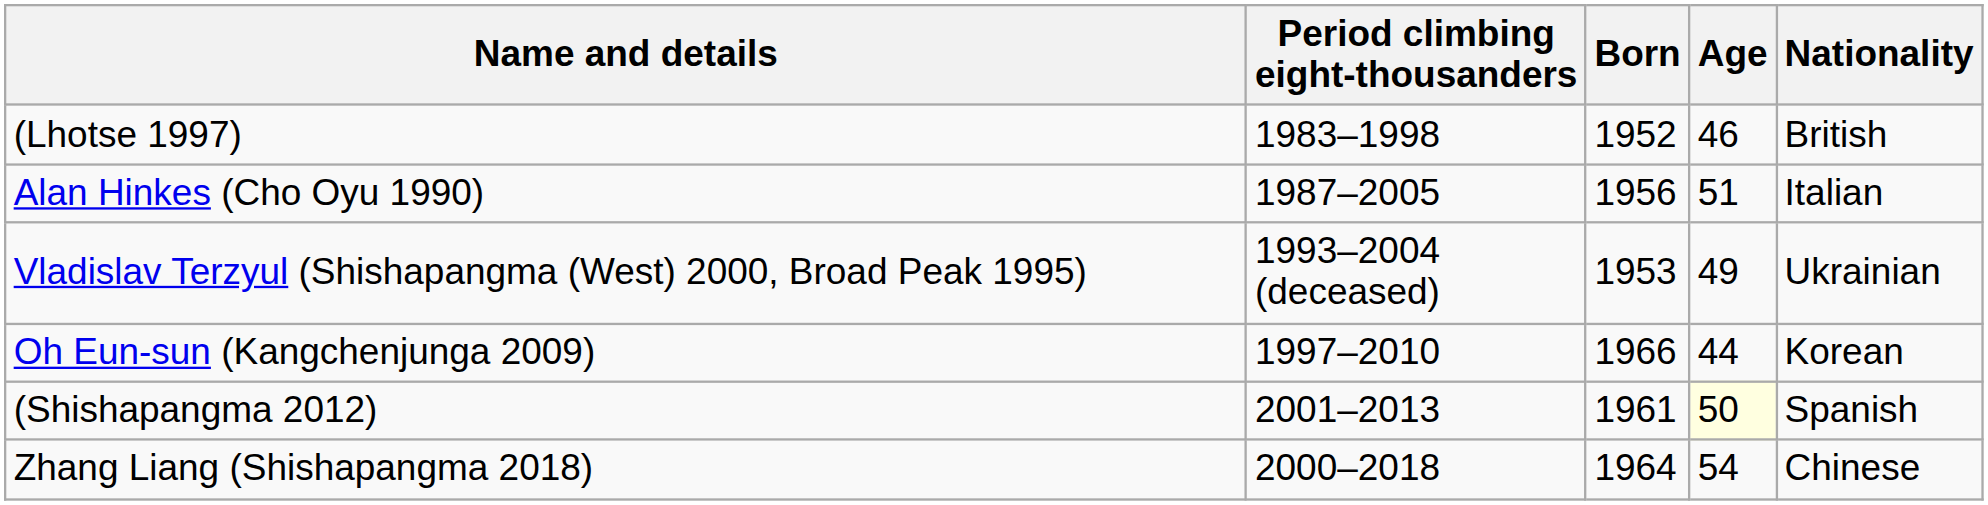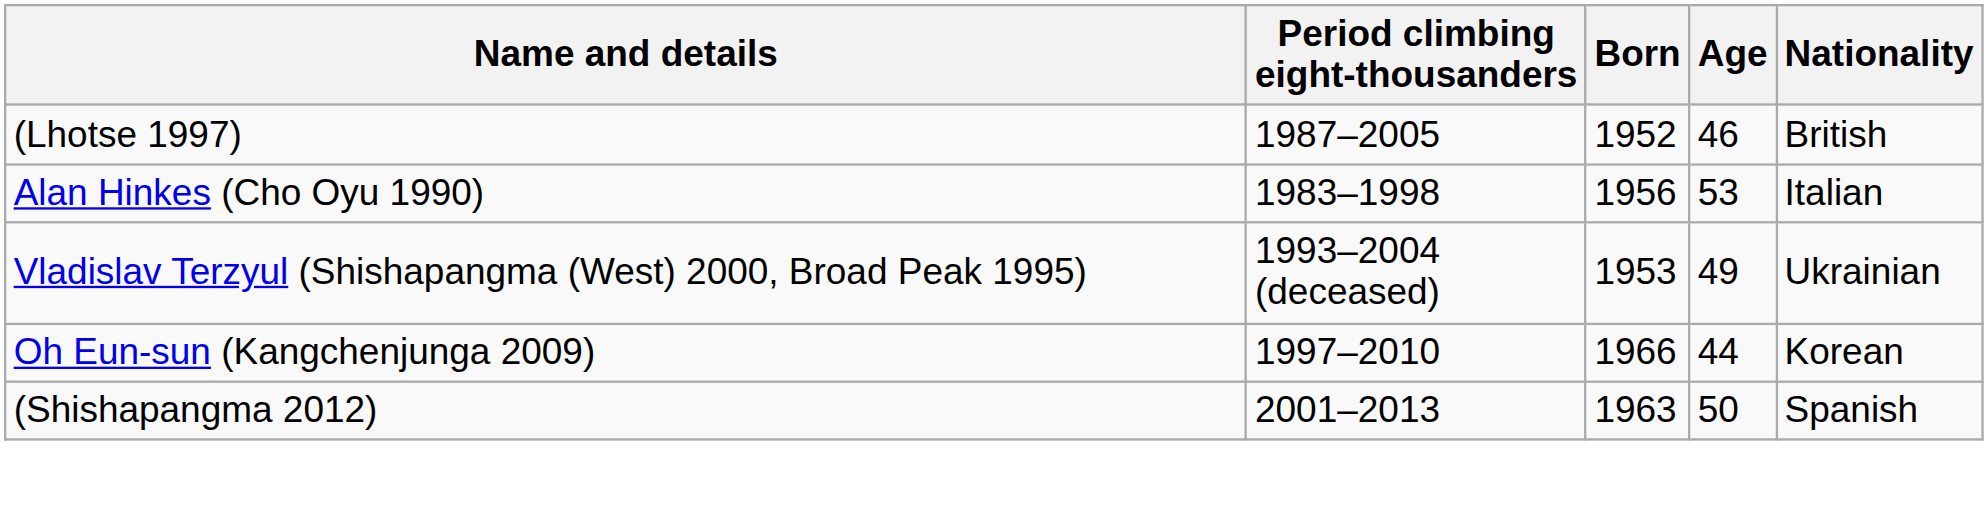(1348, 134) 1983–1998 -> (1348, 134) 1987–2005
(1348, 192) 1987–2005 -> (1348, 192) 1983–1998
(1718, 192) 51 -> (1718, 192) 53
(1636, 410) 1961 -> (1636, 410) 1963
(1718, 410) lightyellow background -> (1718, 410) no background
- row: (303, 468)
